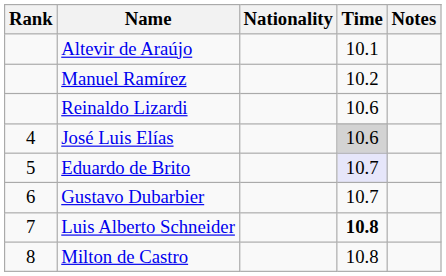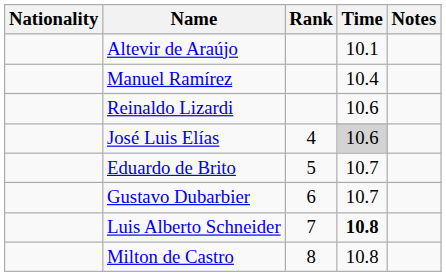columns swapped: (31, 19) <-> (288, 19)
(362, 78) 10.2 -> (362, 78) 10.4
(362, 167) lavender background -> (362, 167) no background
